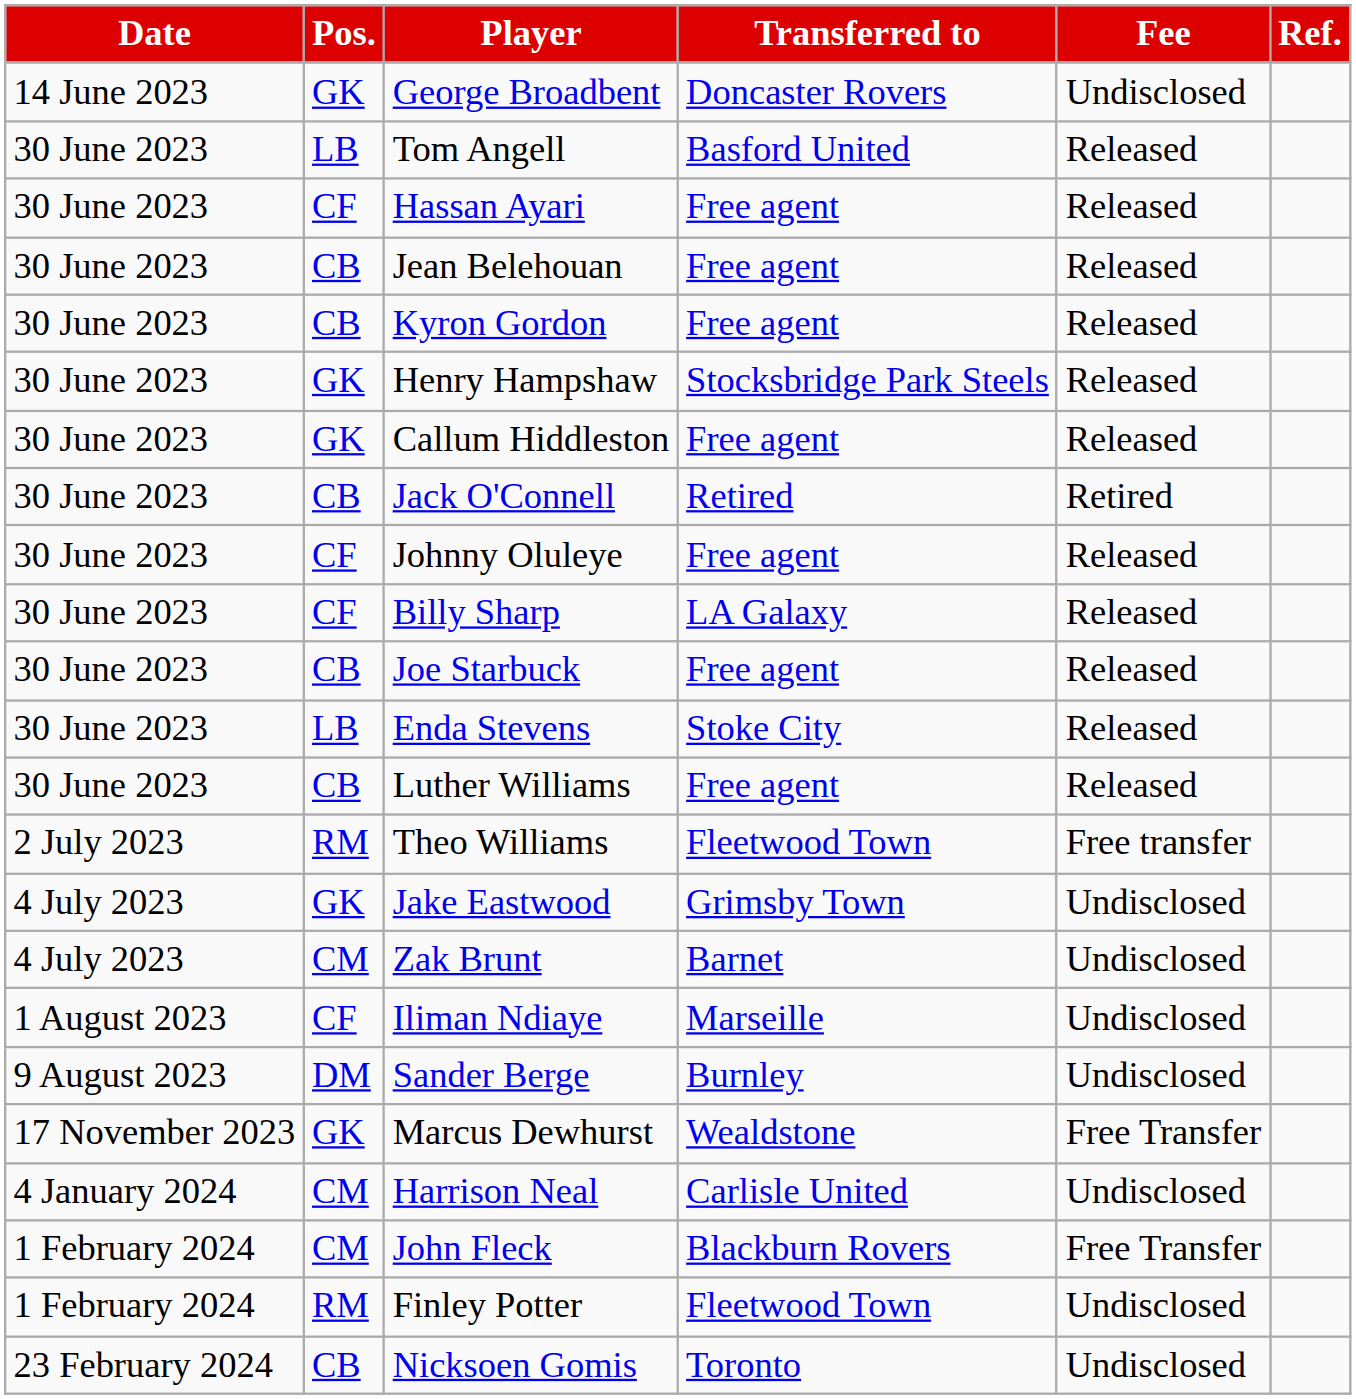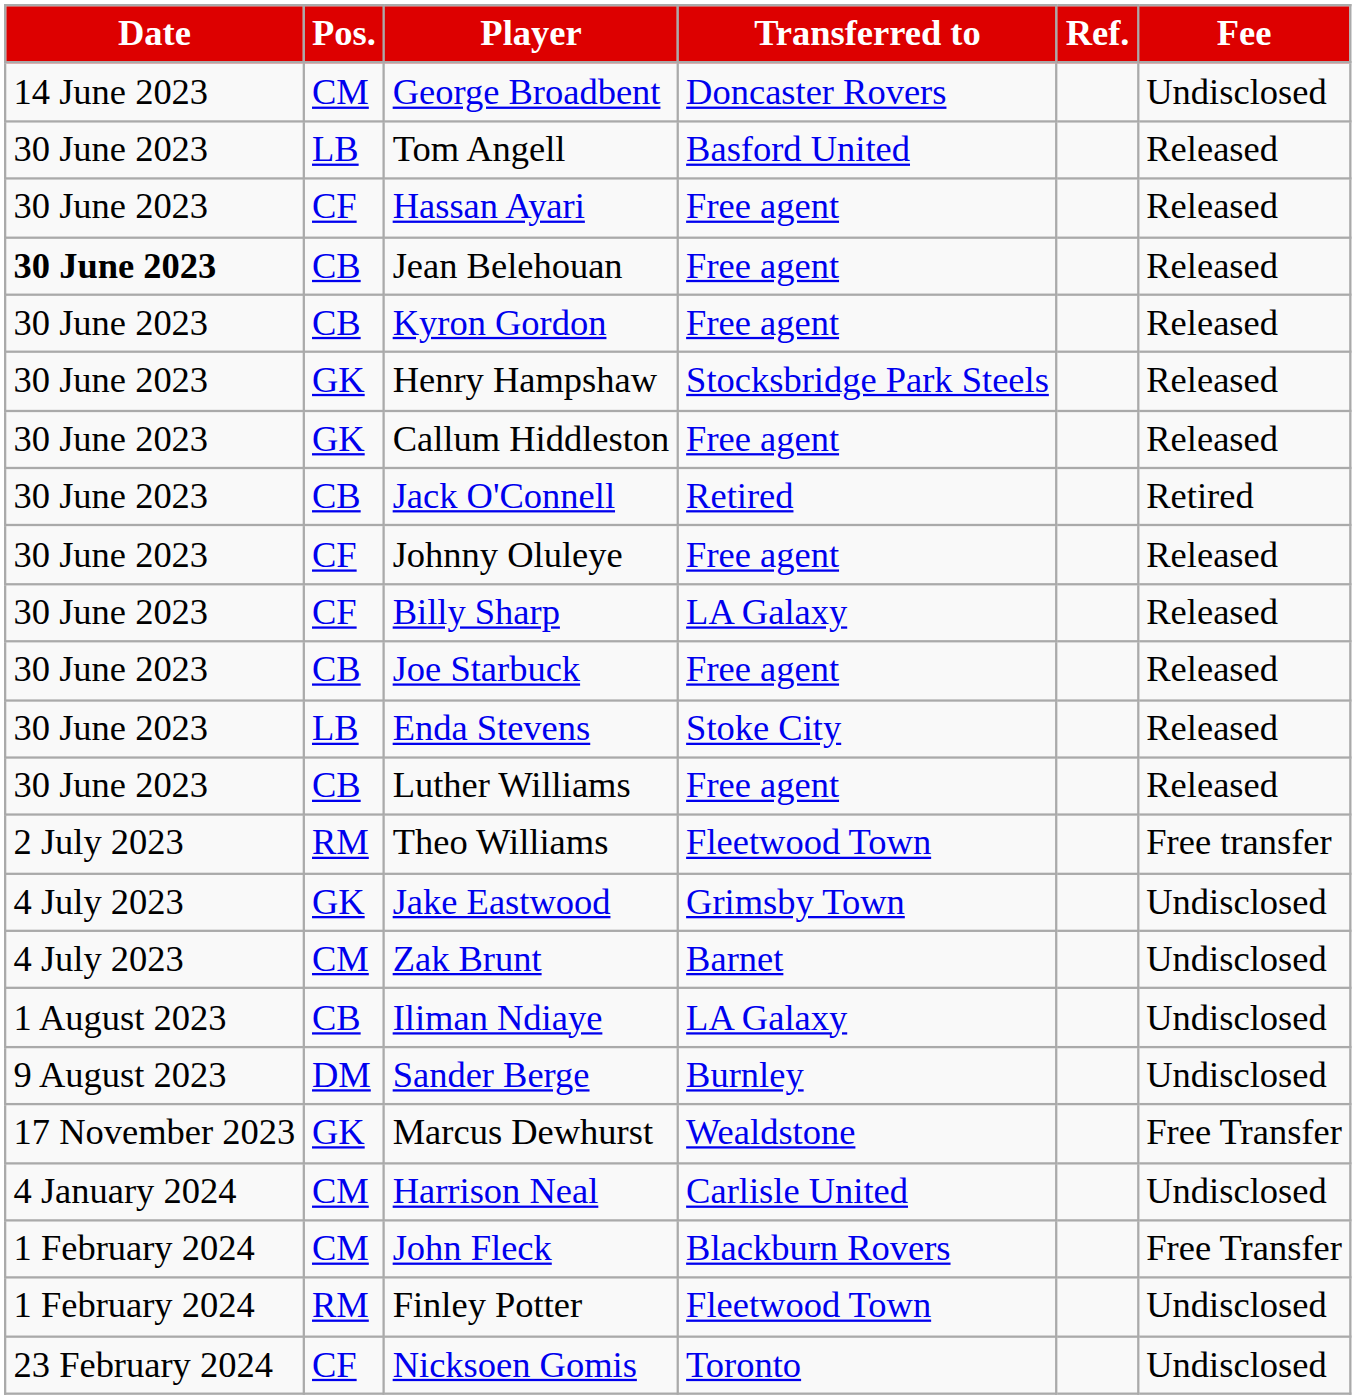columns swapped: (1163, 33) <-> (1310, 33)
(338, 91) GK -> (340, 91) CM
(111, 264) normal -> (115, 264) bold
(334, 1016) CF -> (336, 1016) CB
(755, 1016) Marseille -> (767, 1016) LA Galaxy
(336, 1364) CB -> (334, 1364) CF
